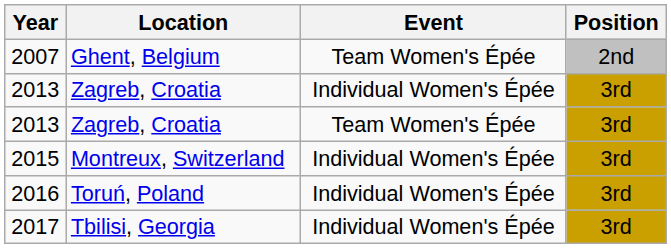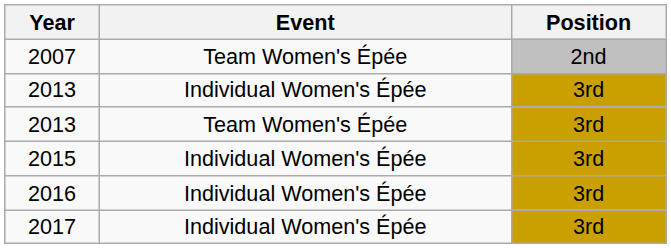- column: (183, 22)
